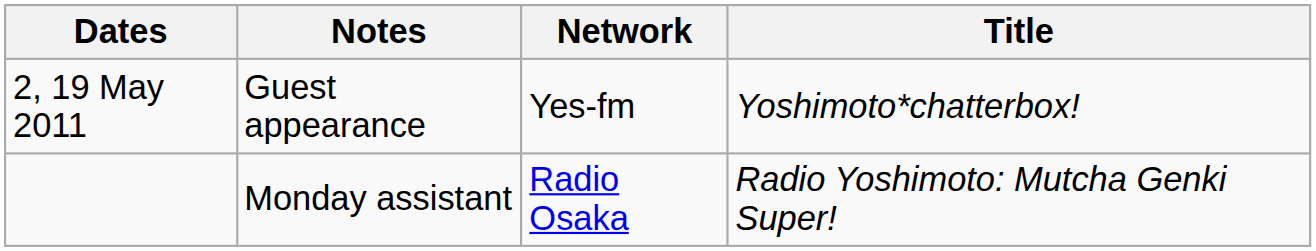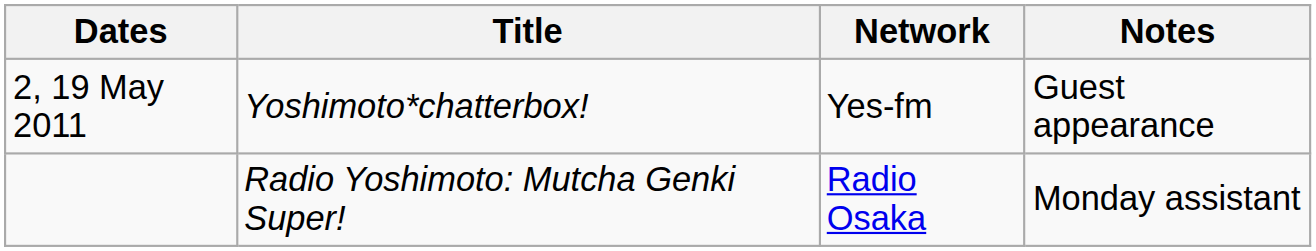columns swapped: (1019, 31) <-> (379, 31)
